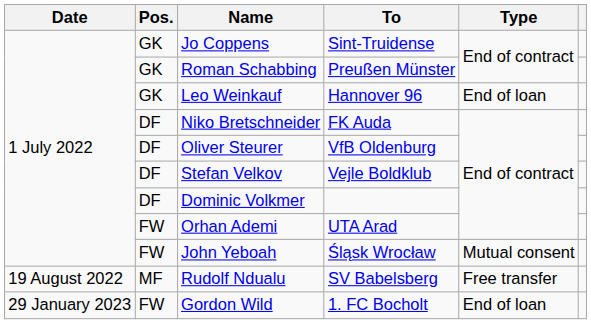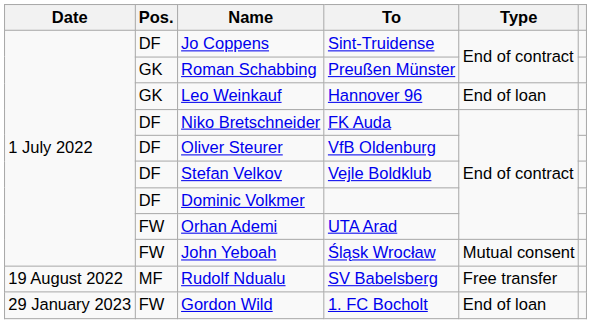(151, 43) GK -> (150, 43) DF
